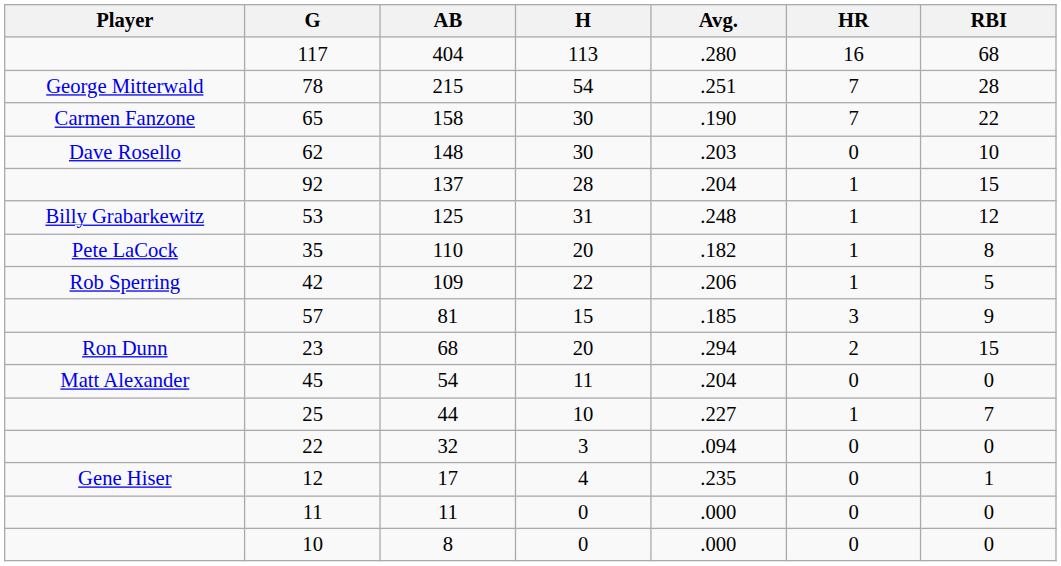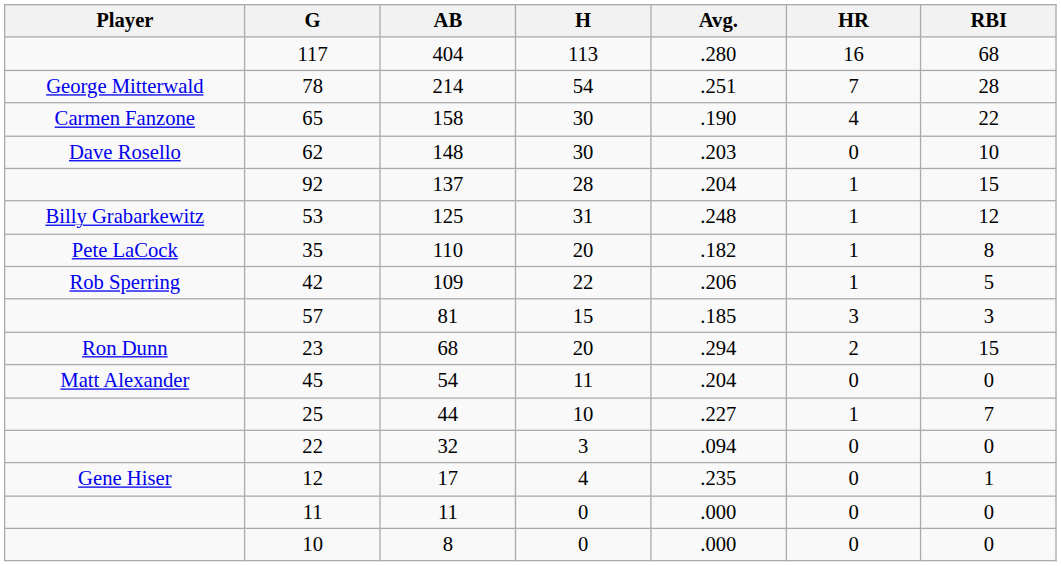(448, 86) 215 -> (448, 86) 214
(854, 119) 7 -> (854, 119) 4
(989, 315) 9 -> (989, 315) 3
